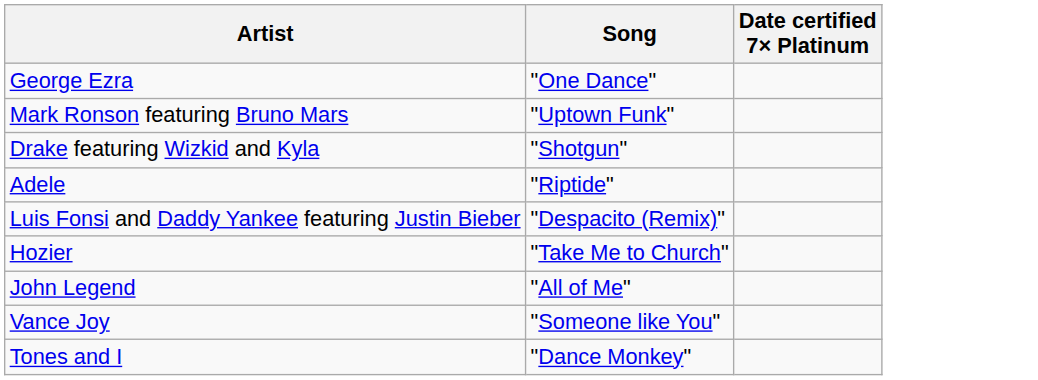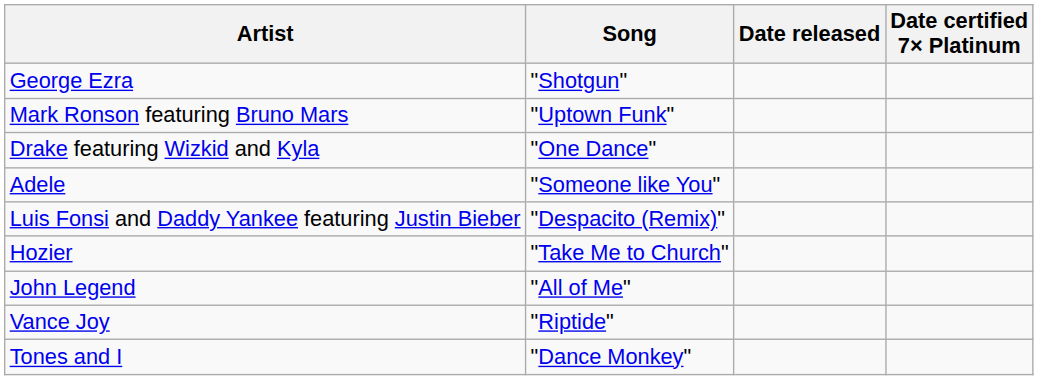+ column: (810, 33)
(593, 80) "One Dance" -> (579, 80) "Shotgun"
(579, 149) "Shotgun" -> (593, 149) "One Dance"
(572, 184) "Riptide" -> (625, 184) "Someone like You"
(625, 322) "Someone like You" -> (572, 322) "Riptide"
